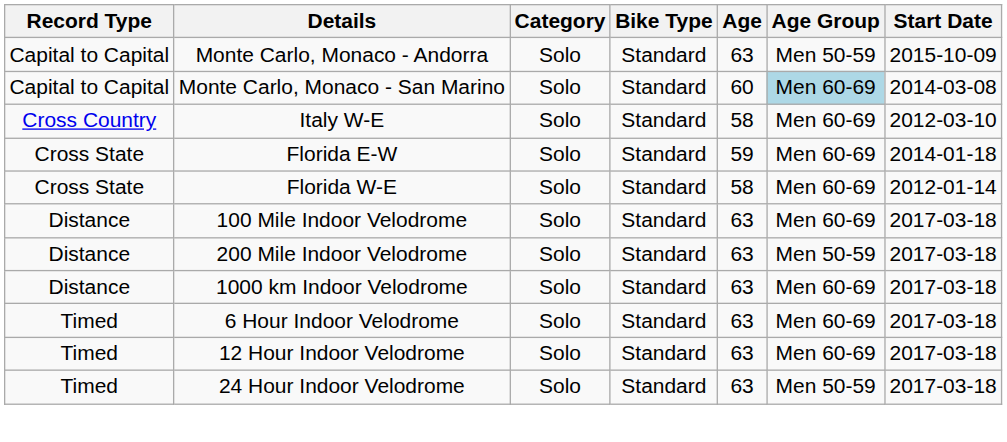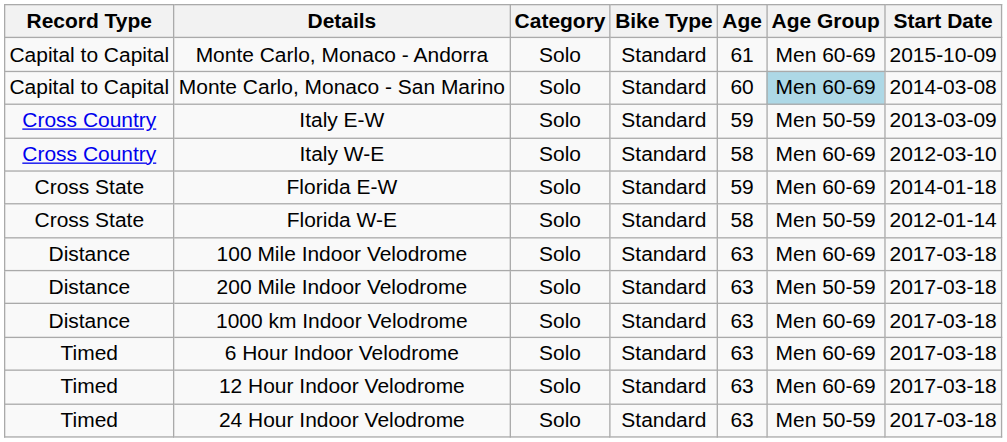(742, 54) 63 -> (742, 54) 61
(826, 54) Men 50-59 -> (826, 54) Men 60-69
+ row: (342, 120)
(826, 187) Men 60-69 -> (826, 220) Men 50-59
